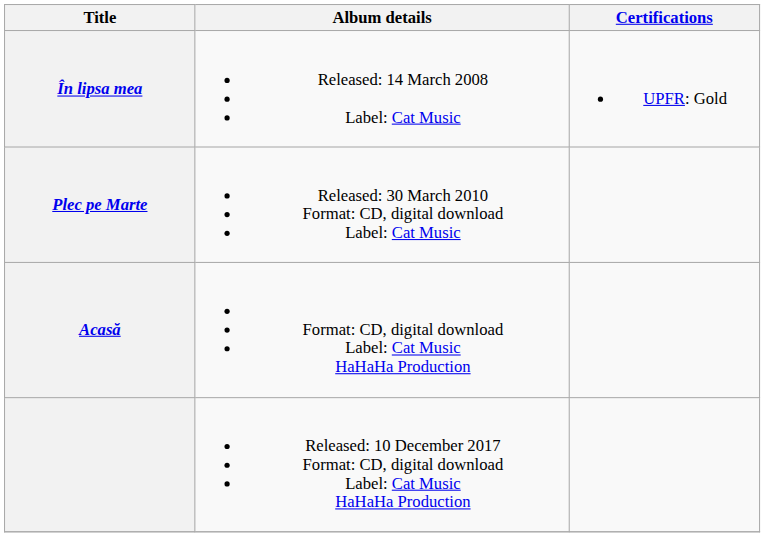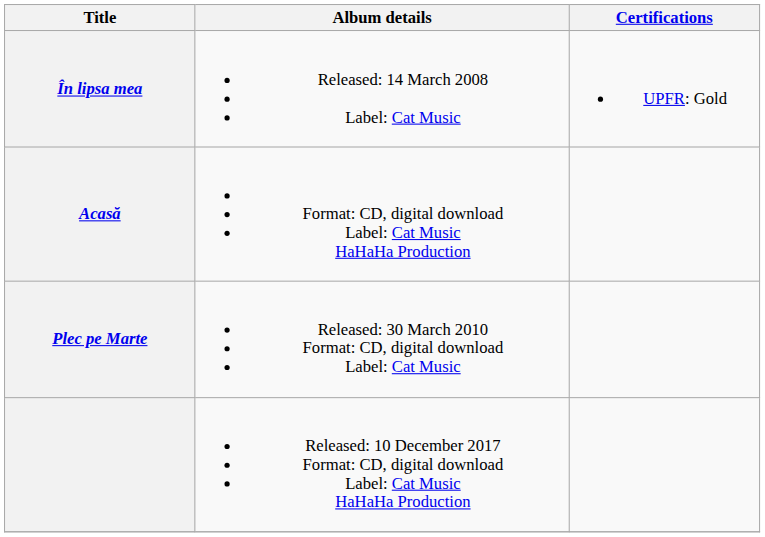rows swapped: (100, 204) <-> (100, 329)
